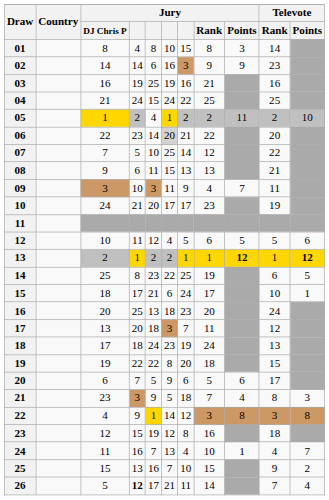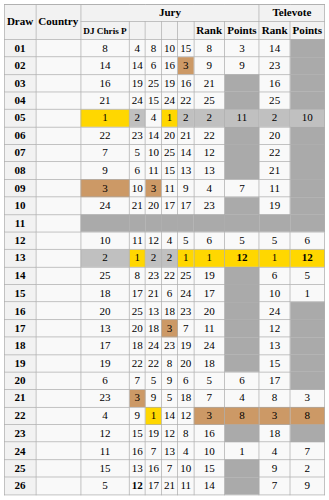(170, 135) lightgrey background -> (170, 135) no background
(307, 485) 4 -> (307, 485) 9
